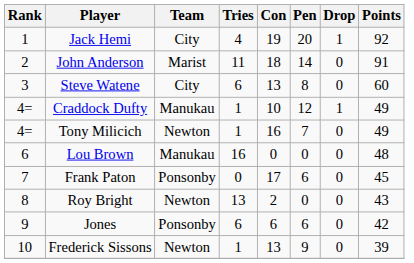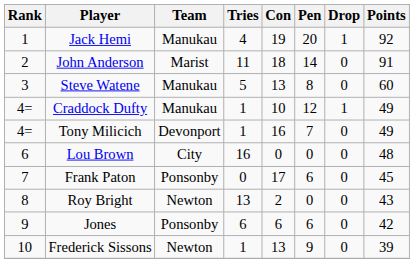(187, 39) City -> (189, 39) Manukau
(187, 85) City -> (189, 85) Manukau
(238, 85) 6 -> (243, 85) 5
(187, 131) Newton -> (189, 131) Devonport
(187, 154) Manukau -> (189, 154) City
